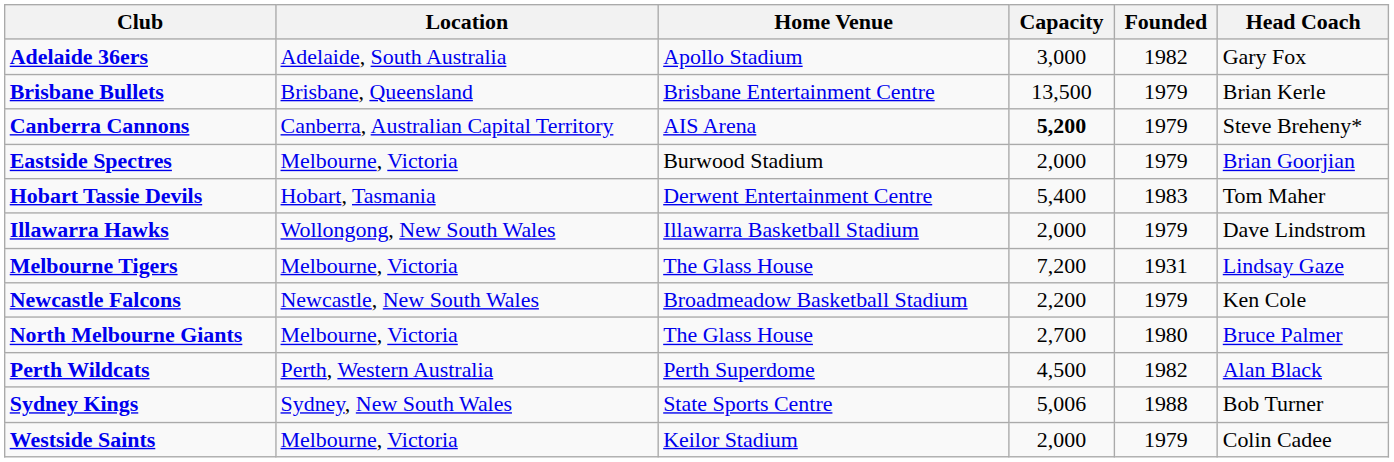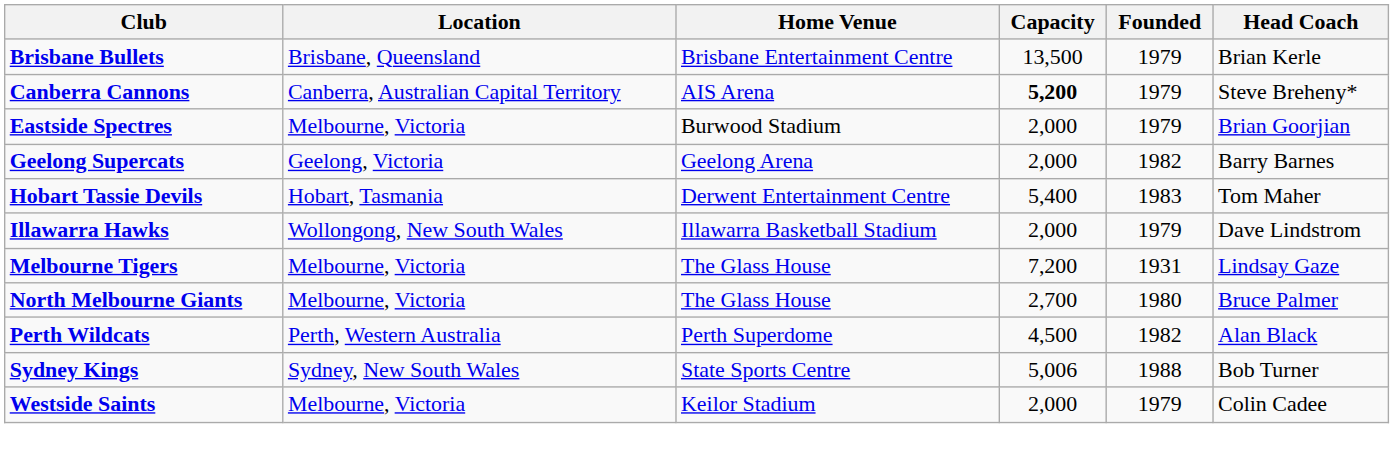- row: (79, 56)
+ row: (97, 160)
- row: (95, 299)
